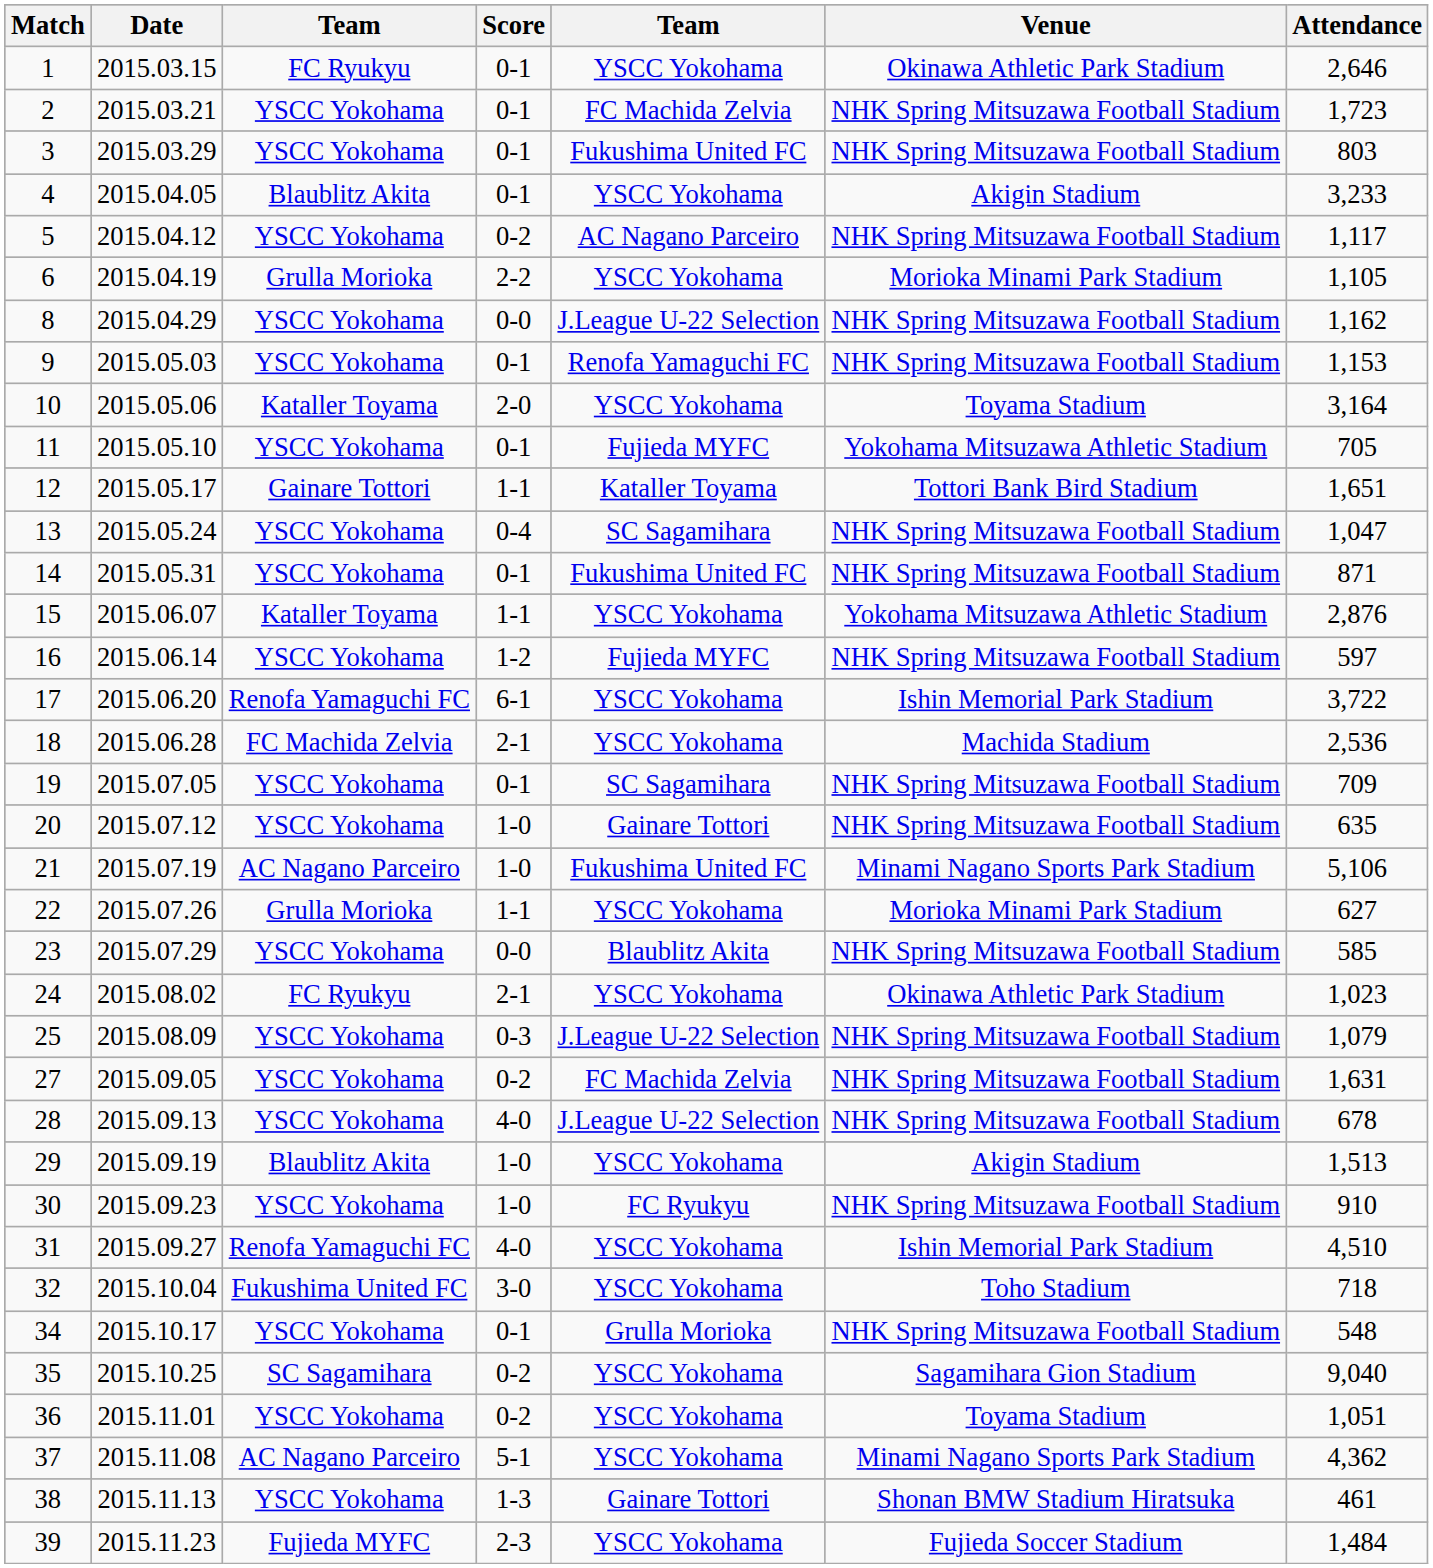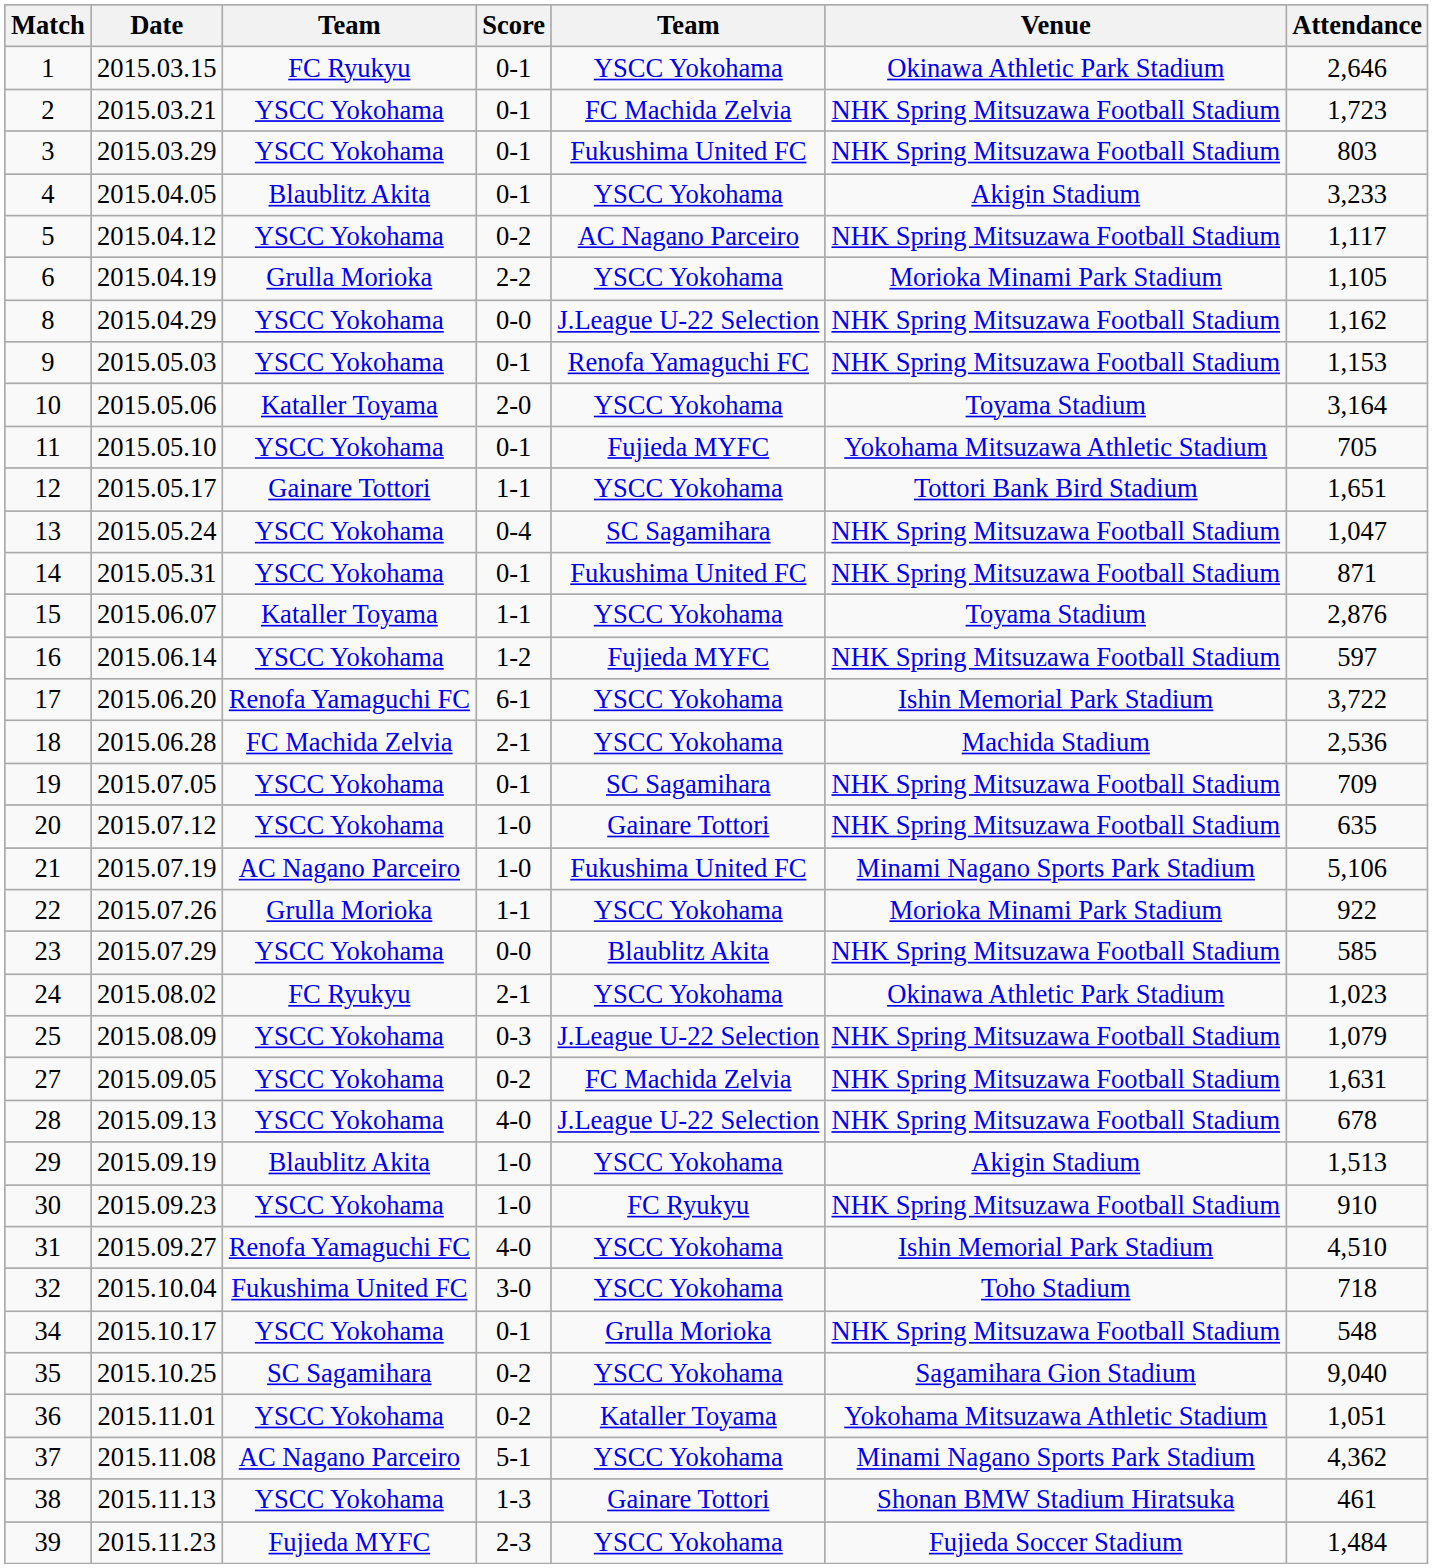(688, 488) Kataller Toyama -> (688, 488) YSCC Yokohama
(1056, 615) Yokohama Mitsuzawa Athletic Stadium -> (1056, 615) Toyama Stadium
(1357, 910) 627 -> (1357, 910) 922
(688, 1415) YSCC Yokohama -> (688, 1415) Kataller Toyama
(1056, 1415) Toyama Stadium -> (1056, 1415) Yokohama Mitsuzawa Athletic Stadium
